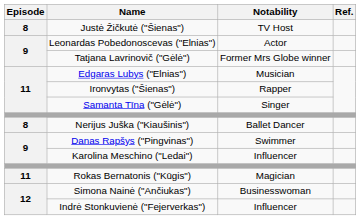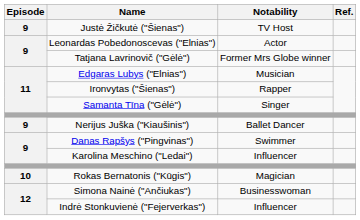(26, 27) 8 -> (26, 27) 9
(26, 125) 8 -> (26, 125) 9
(26, 176) 11 -> (26, 176) 10
